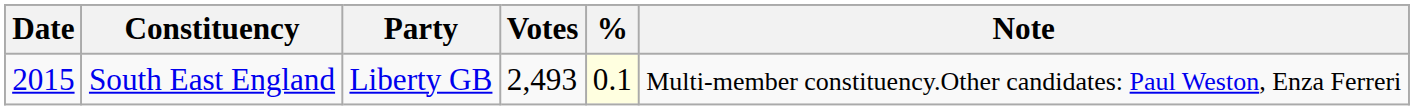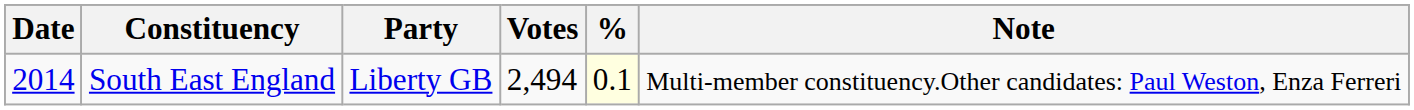(43, 78) 2015 -> (43, 78) 2014
(542, 78) 2,493 -> (542, 78) 2,494
